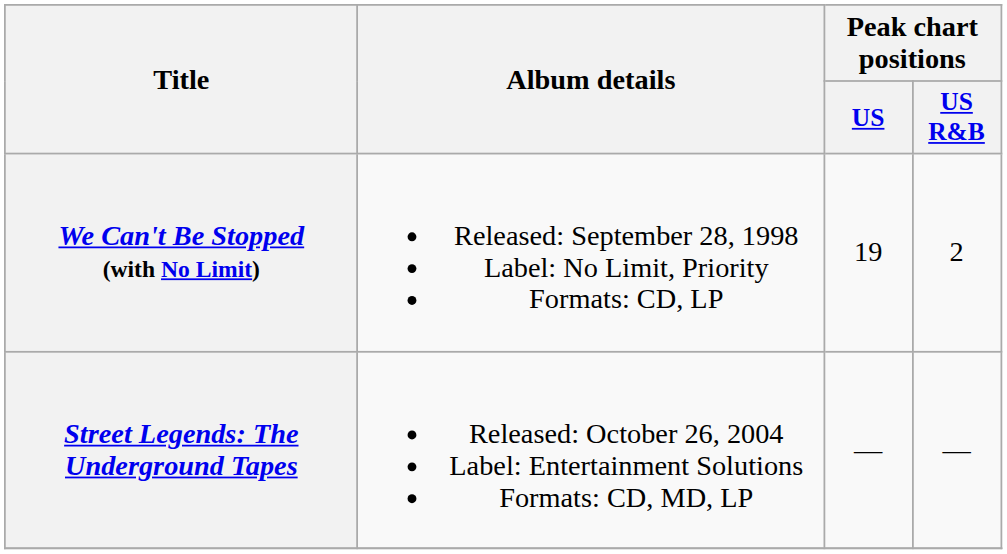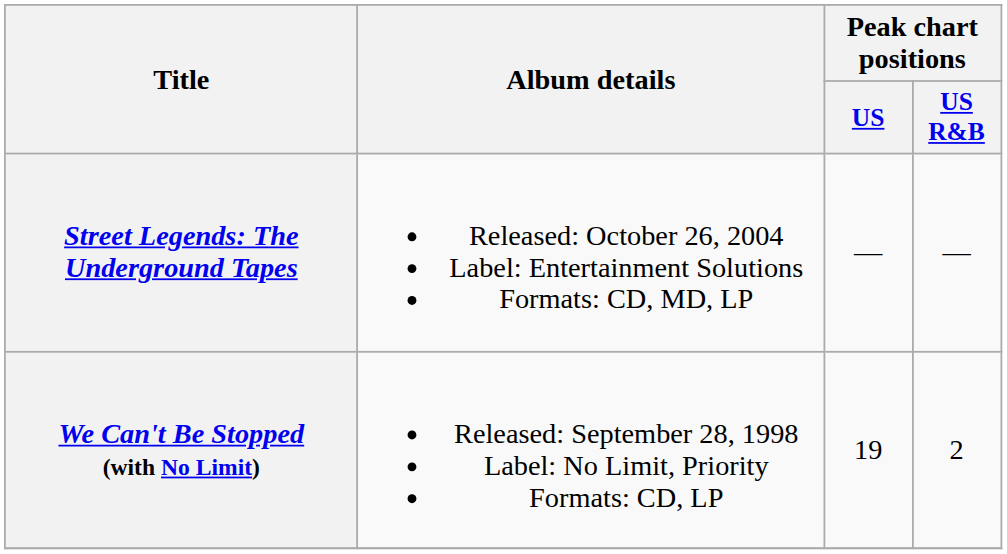rows swapped: (181, 251) <-> (181, 449)
